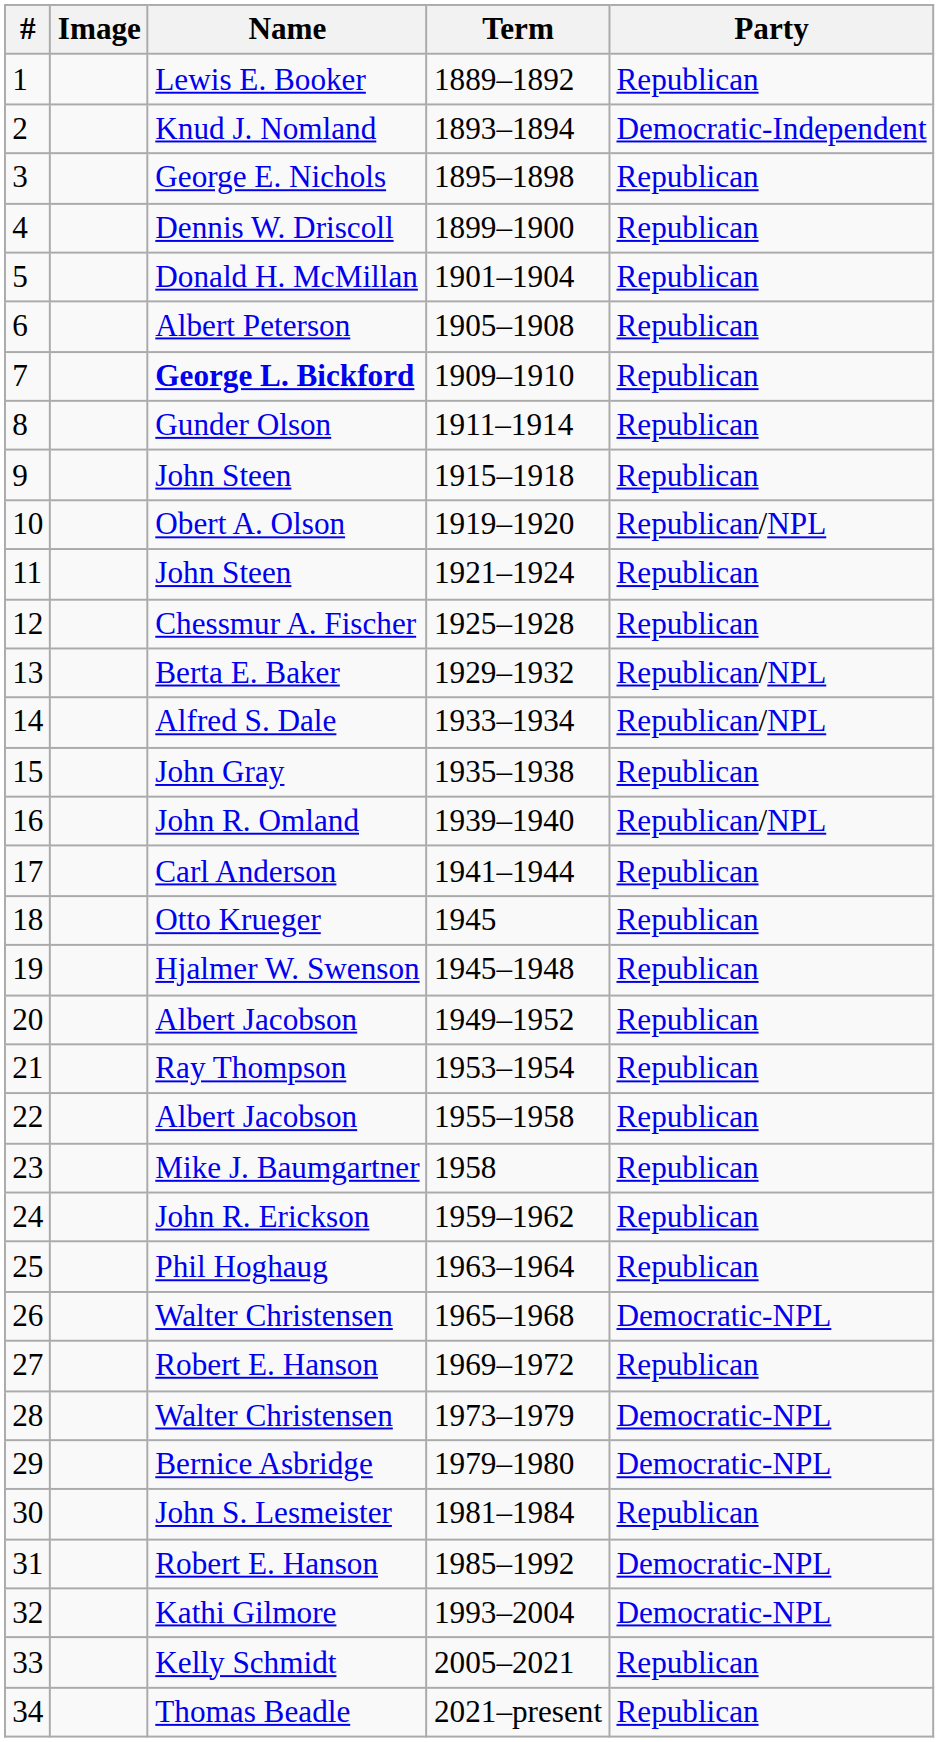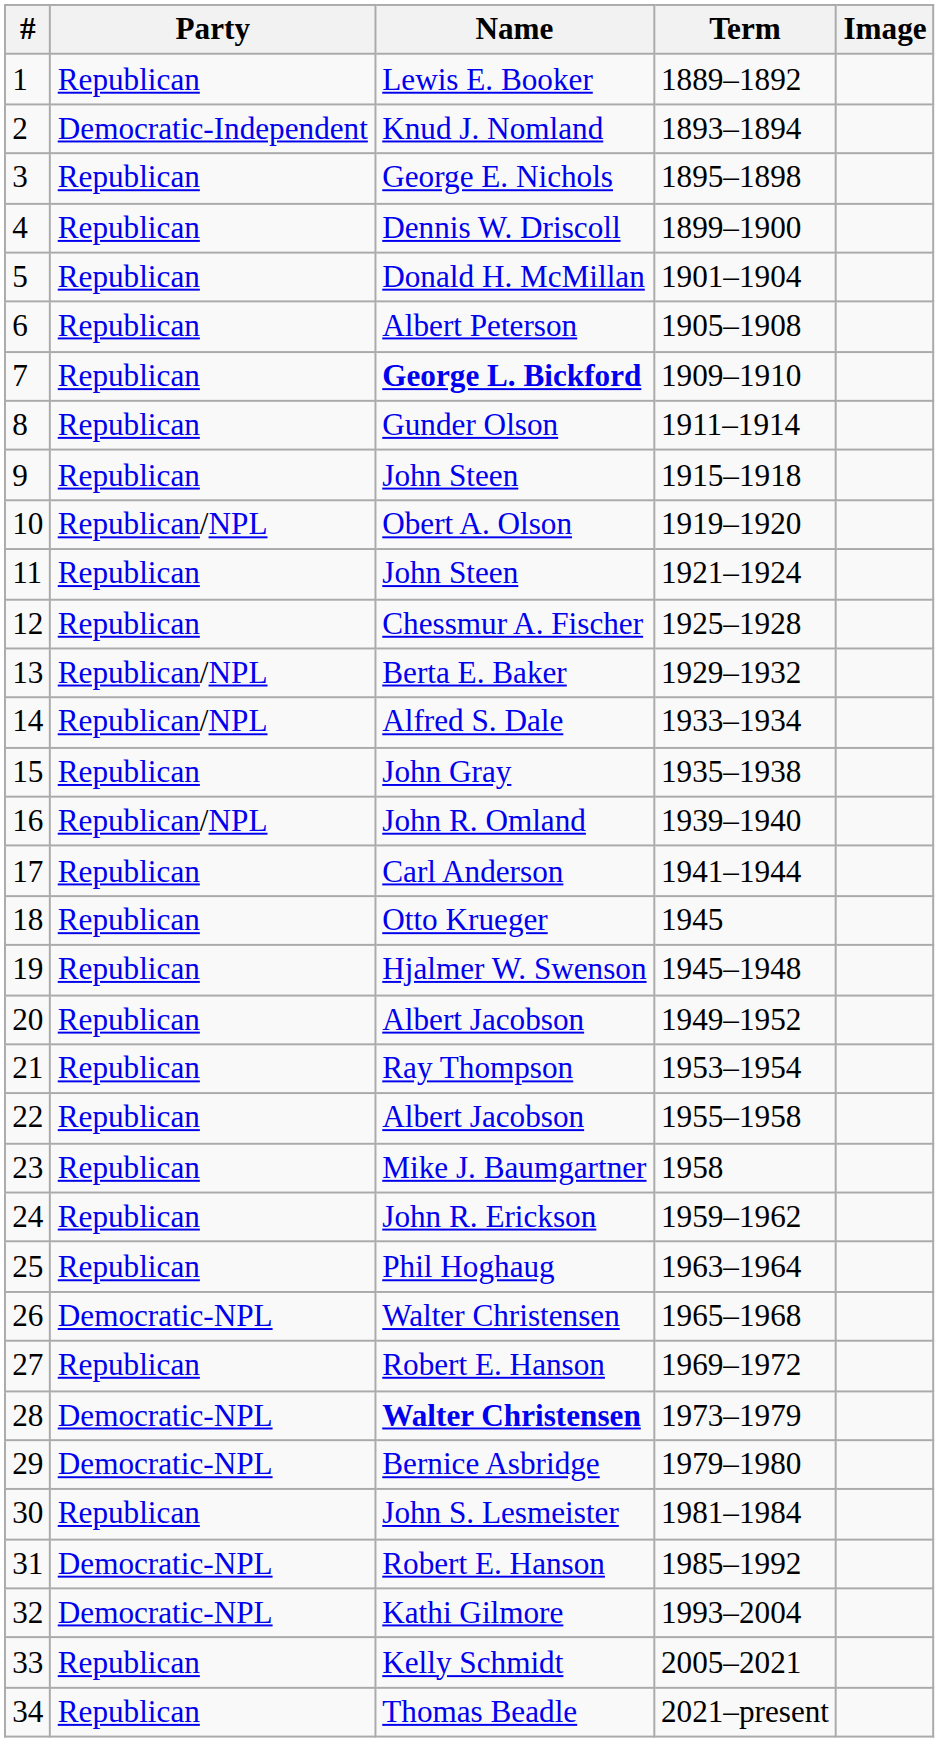columns swapped: (99, 29) <-> (772, 29)
(274, 1414) normal -> (512, 1414) bold
